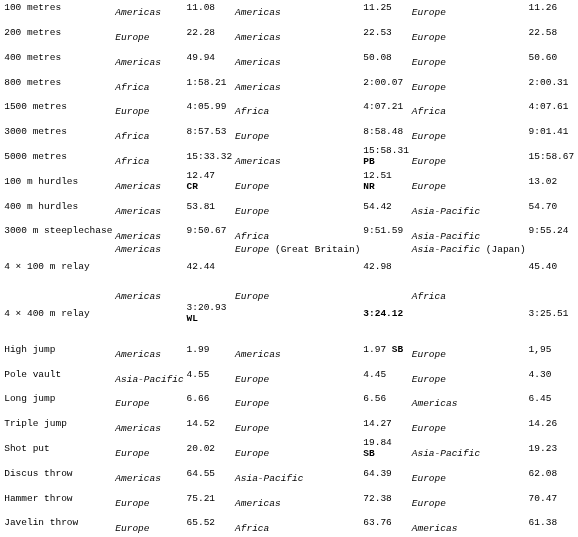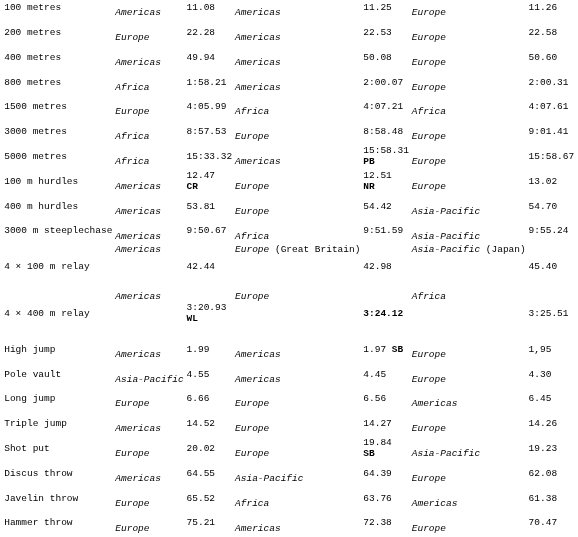(252, 379) Europe -> (258, 379) Americas
rows swapped: (38, 498) <-> (41, 523)
